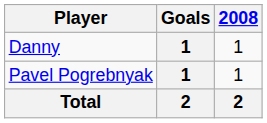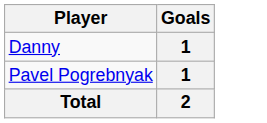- column: (238, 18)
